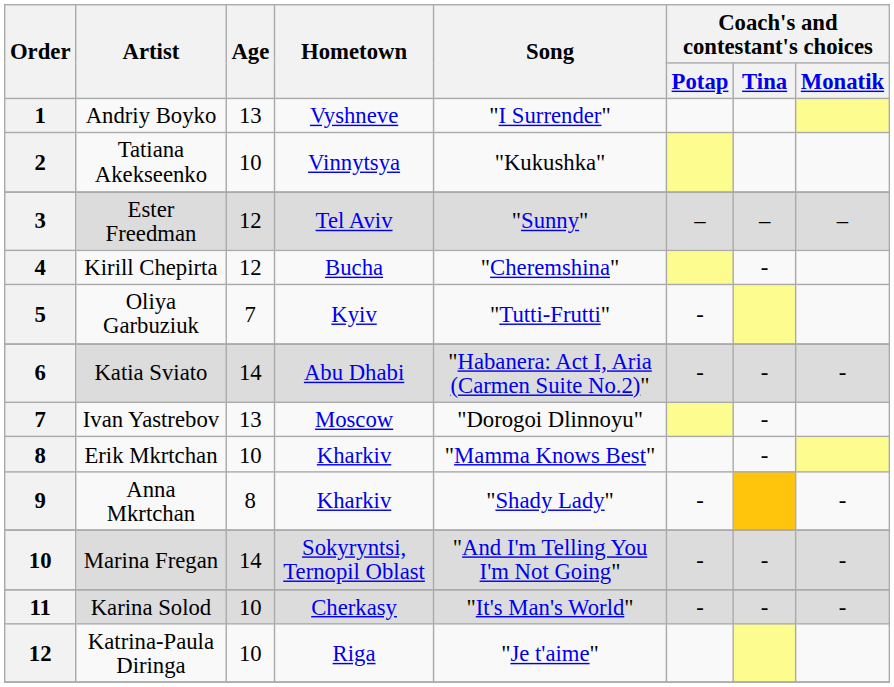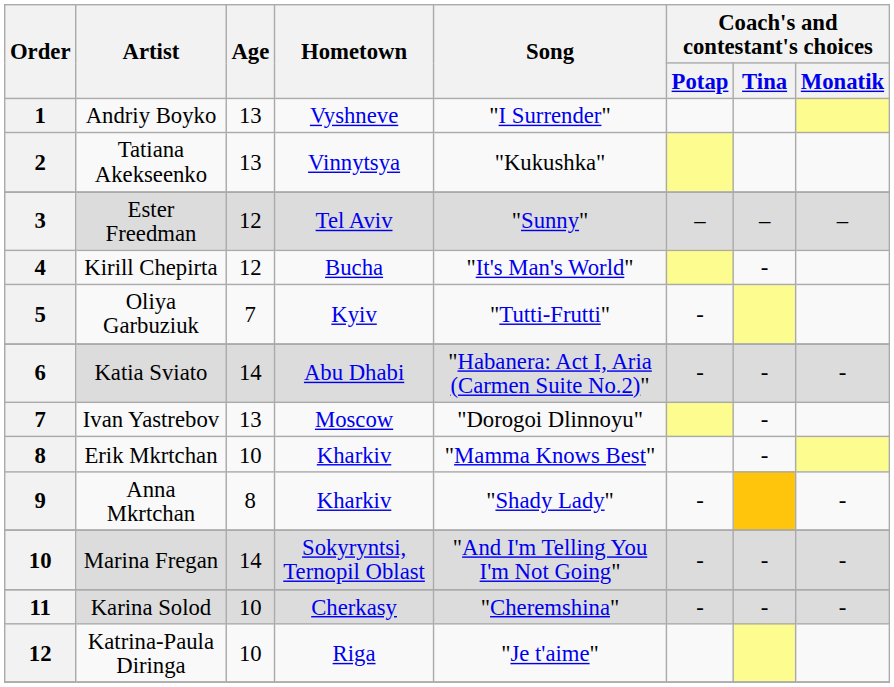(250, 162) 10 -> (250, 162) 13
(550, 267) "Cheremshina" -> (550, 267) "It's Man's World"
(550, 606) "It's Man's World" -> (550, 606) "Cheremshina"
